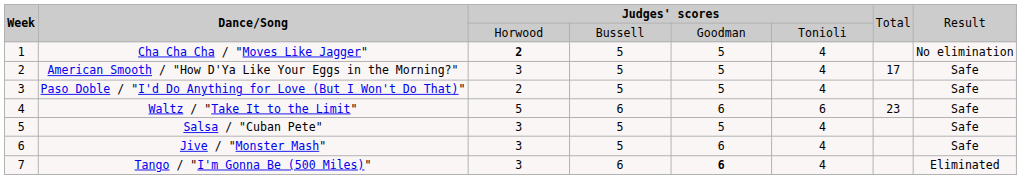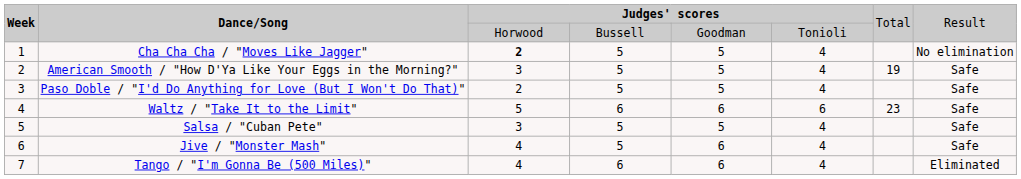(893, 70) 17 -> (893, 70) 19
(519, 146) 3 -> (519, 146) 4
(519, 165) 3 -> (519, 165) 4
(721, 165) bold -> (721, 165) normal
